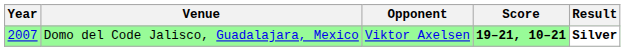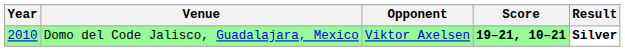(23, 36) 2007 -> (23, 36) 2010
